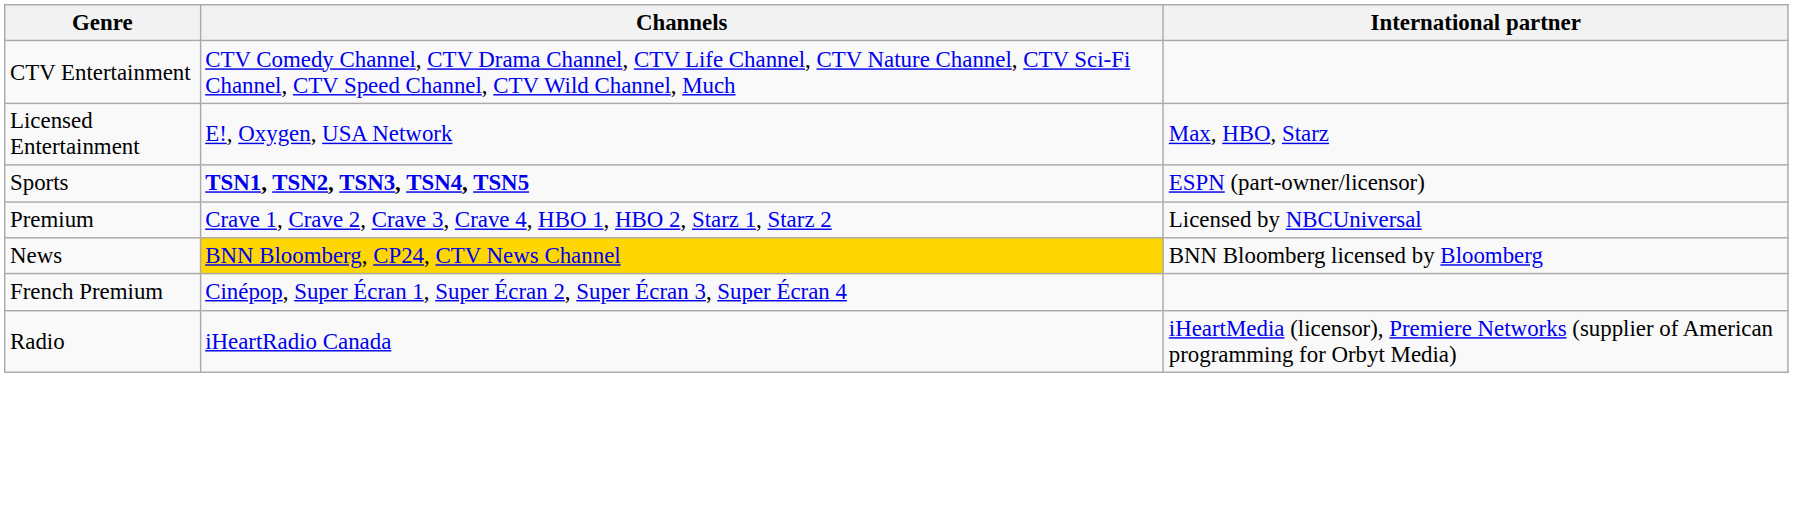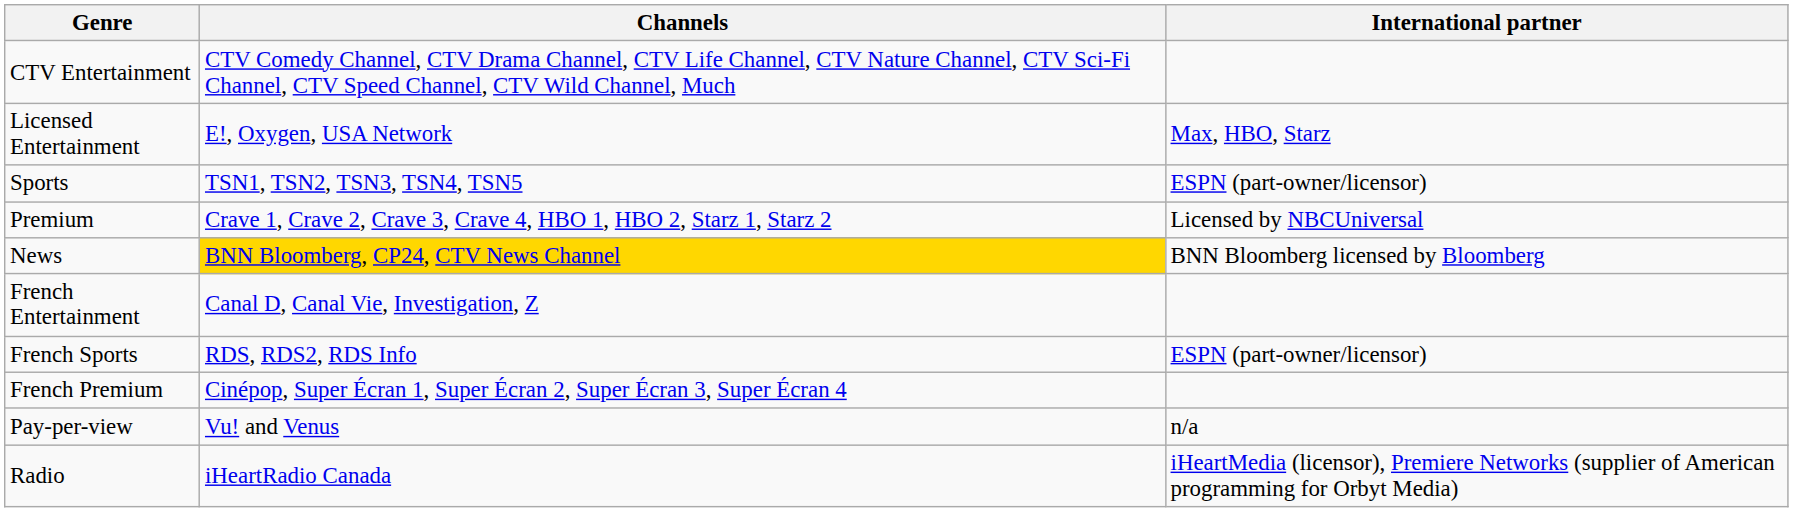(367, 182) bold -> (364, 182) normal
+ row: (75, 304)
+ row: (74, 353)
+ row: (71, 426)
